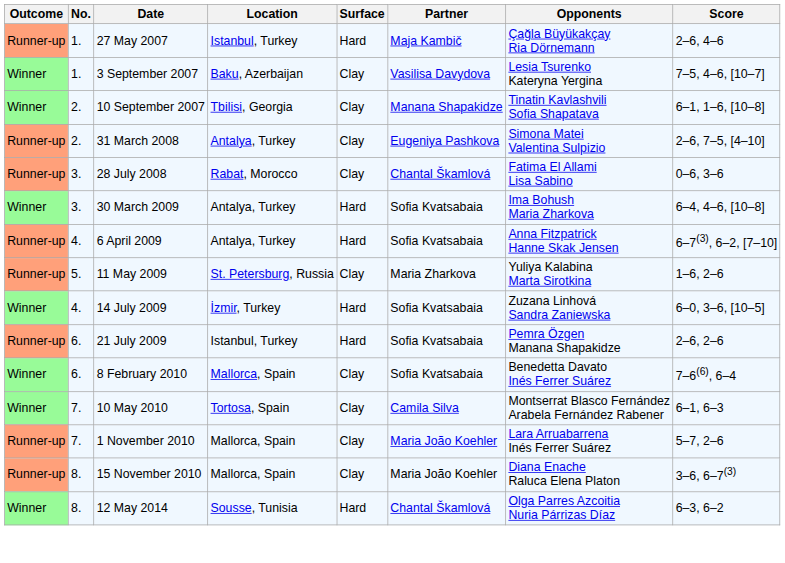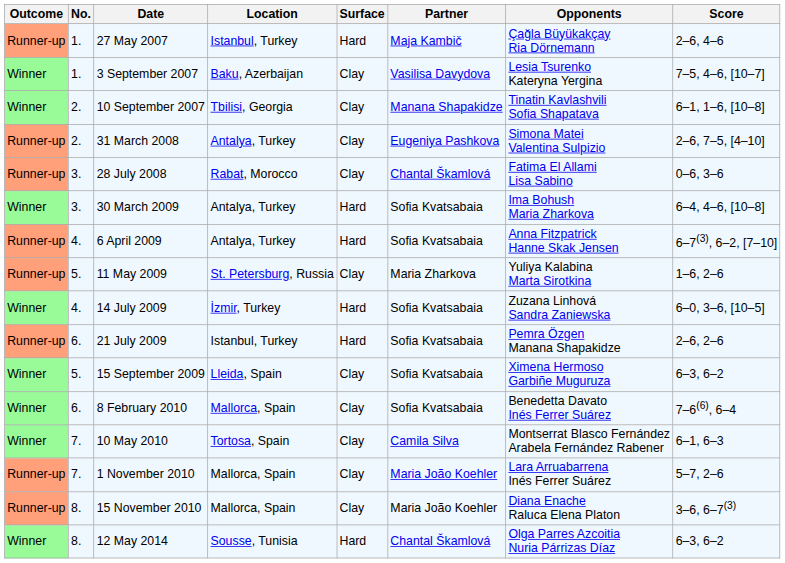+ row: (151, 374)
